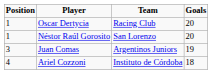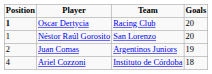(8, 24) normal -> (8, 24) bold
(8, 50) 3 -> (8, 50) 2
